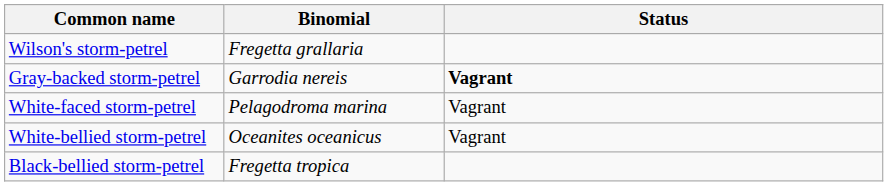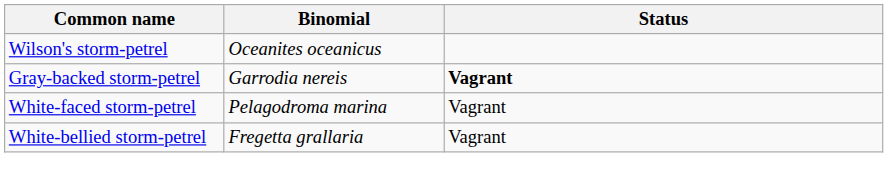(296, 48) Fregetta grallaria -> (305, 48) Oceanites oceanicus
(305, 136) Oceanites oceanicus -> (296, 136) Fregetta grallaria
- row: (107, 166)
